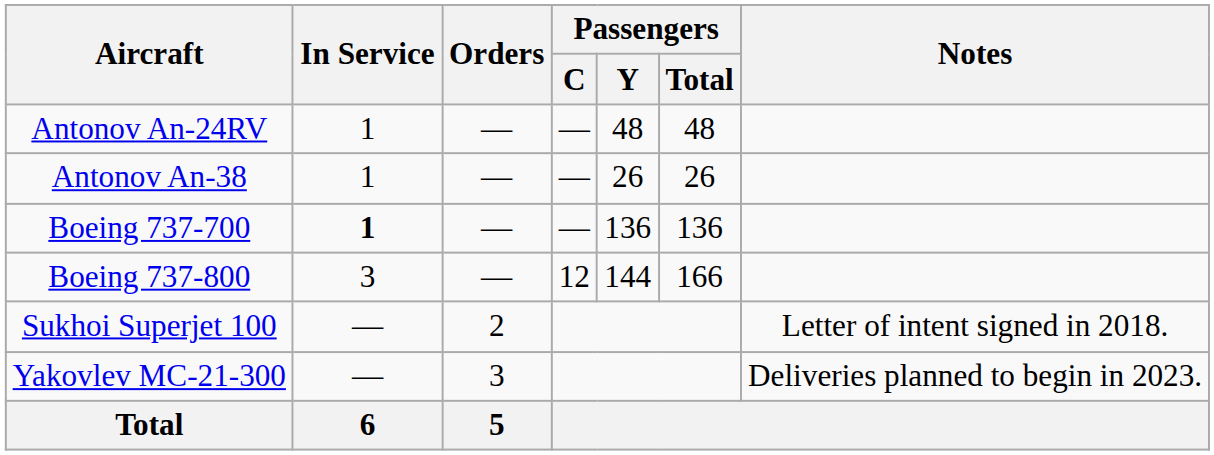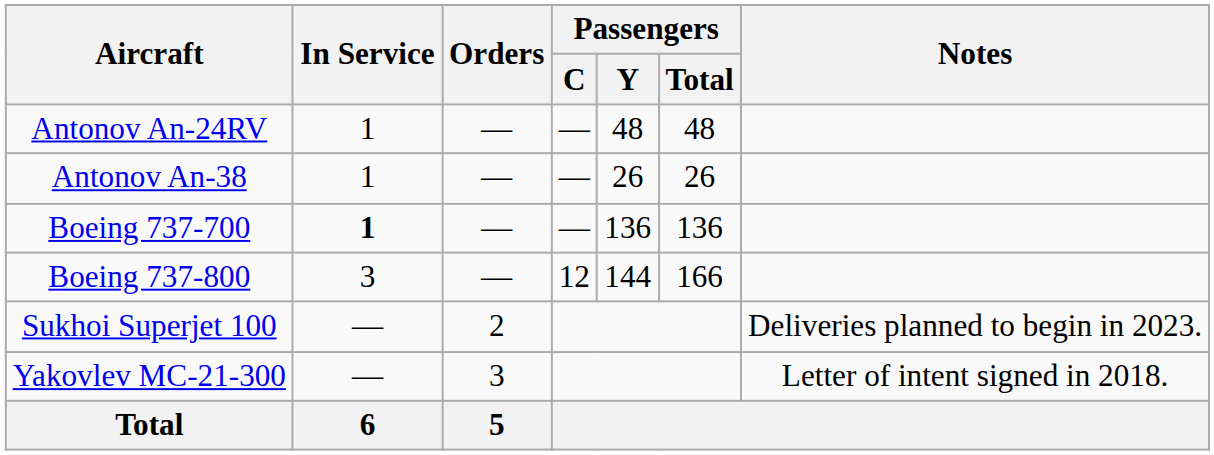(975, 326) Letter of intent signed in 2018. -> (975, 326) Deliveries planned to begin in 2023.
(975, 375) Deliveries planned to begin in 2023. -> (975, 375) Letter of intent signed in 2018.
